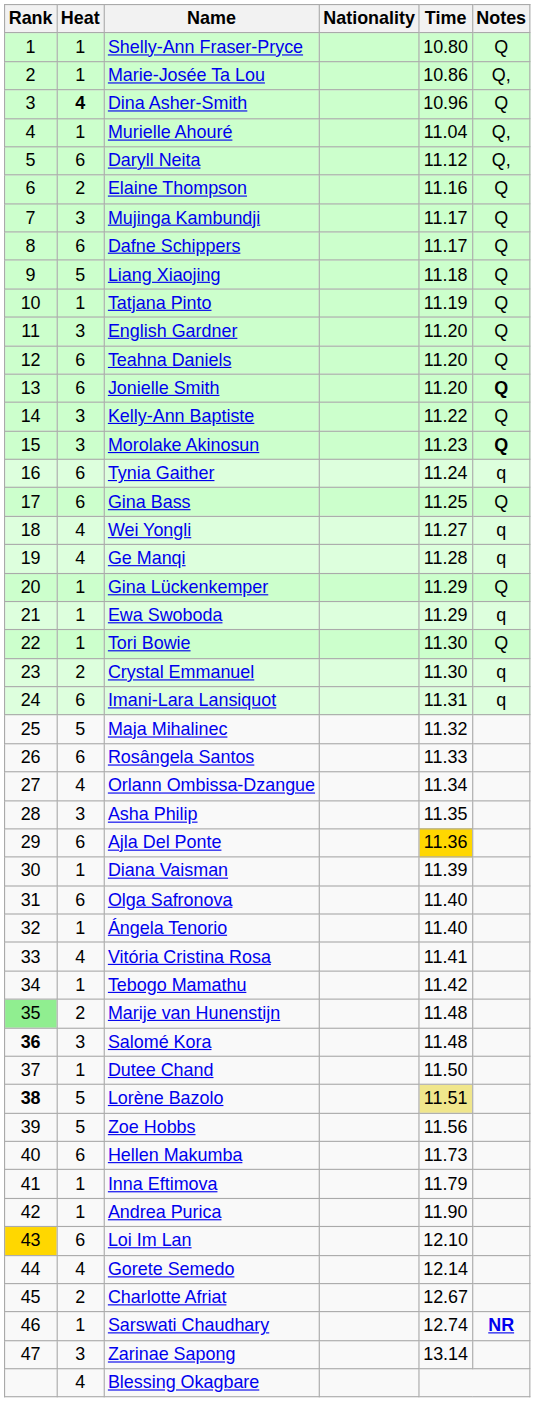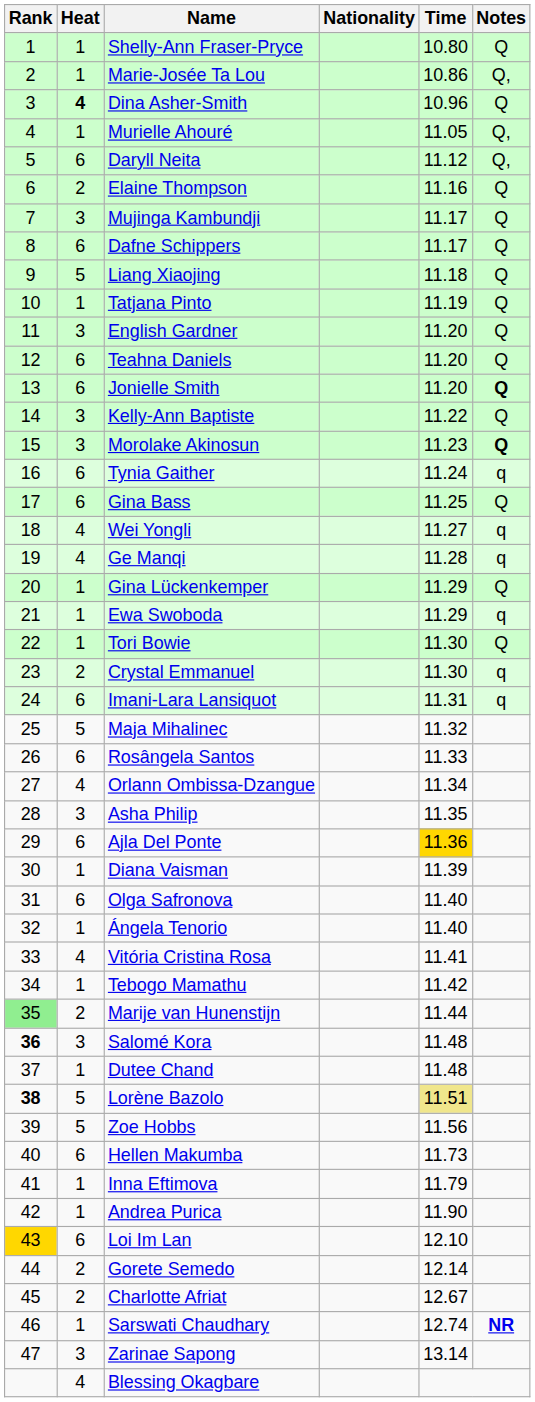(446, 132) 11.04 -> (446, 132) 11.05
(446, 1013) 11.48 -> (446, 1013) 11.44
(446, 1070) 11.50 -> (446, 1070) 11.48
(80, 1269) 4 -> (80, 1269) 2
